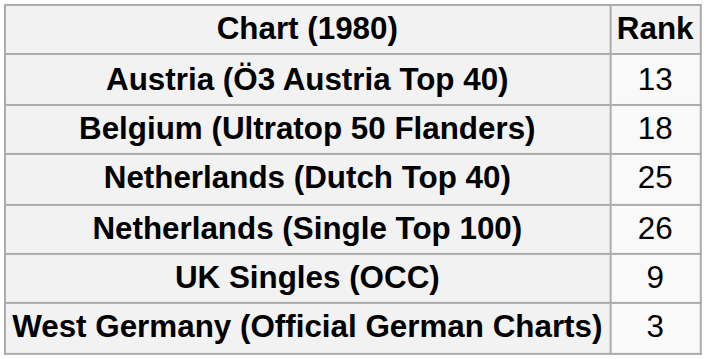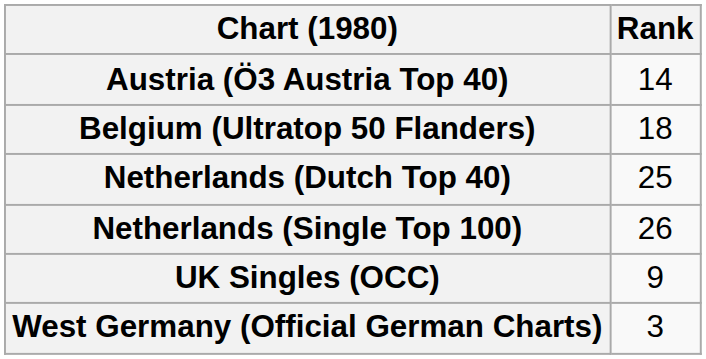(655, 79) 13 -> (655, 79) 14
